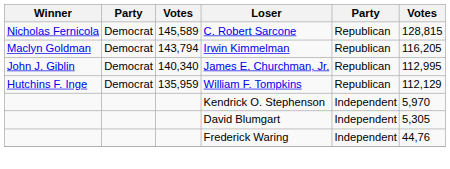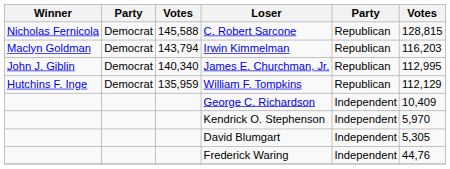(178, 31) 145,589 -> (178, 31) 145,588
(422, 48) 116,205 -> (422, 48) 116,203
+ row: (259, 102)
